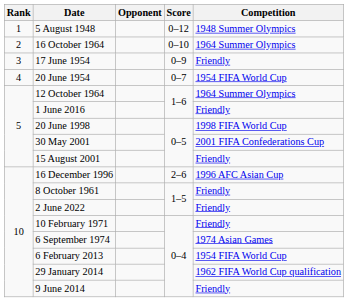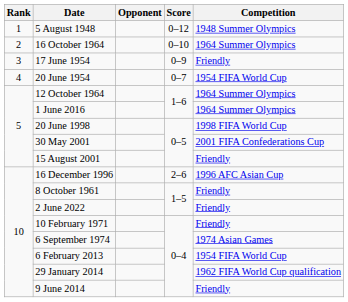(213, 110) Friendly -> (246, 110) 1964 Summer Olympics
